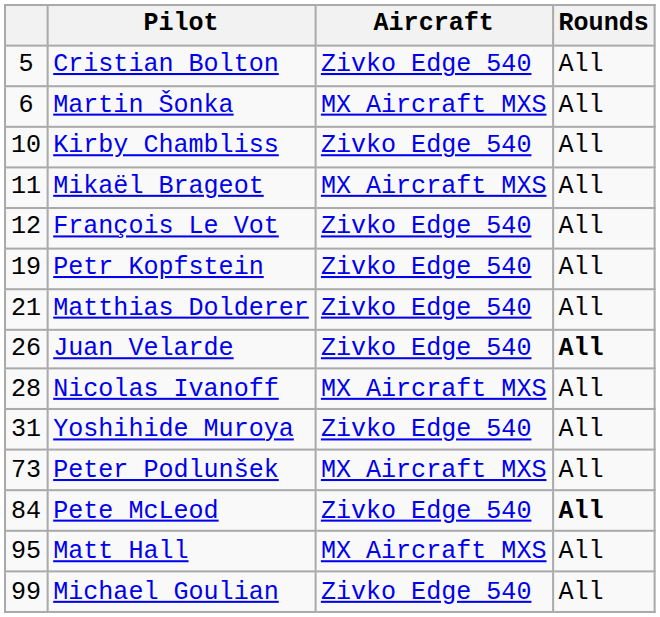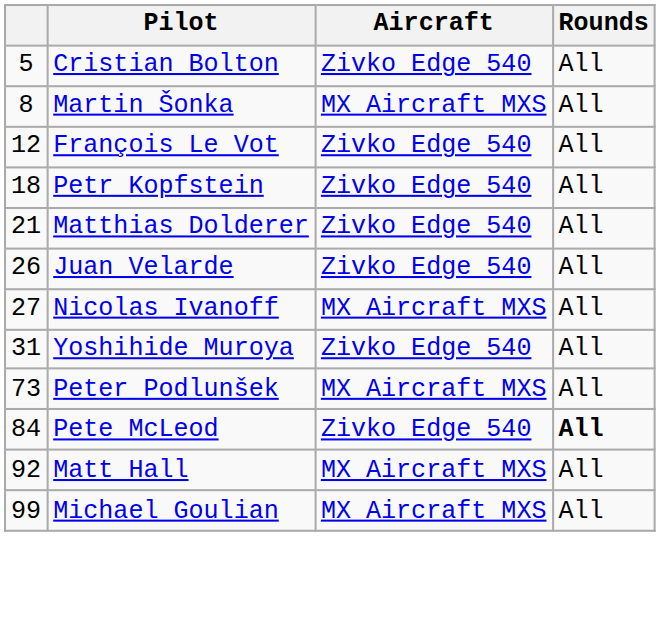(26, 107) 6 -> (26, 107) 8
- row: (166, 147)
- row: (158, 187)
(26, 268) 19 -> (26, 187) 18
(581, 349) bold -> (581, 268) normal
(26, 390) 28 -> (26, 309) 27
(26, 552) 95 -> (26, 471) 92
(426, 592) Zivko Edge 540 -> (434, 511) MX Aircraft MXS
